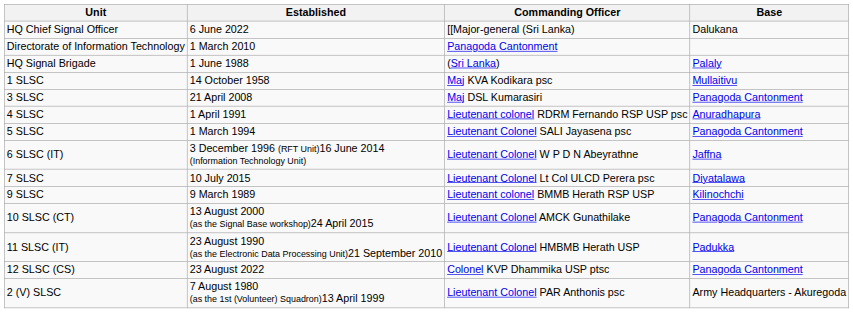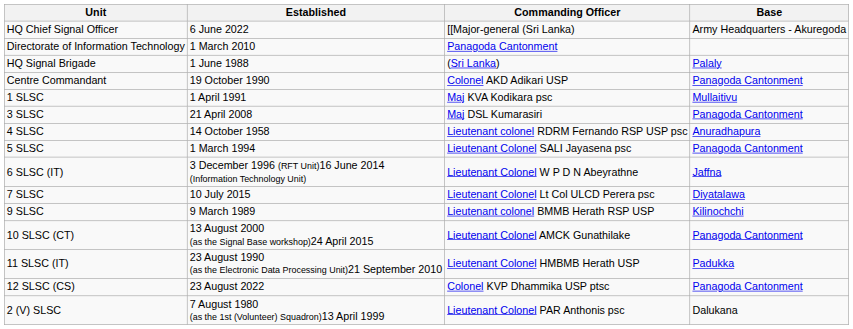(715, 30) Dalukana -> (769, 30) Army Headquarters - Akuregoda
+ row: (57, 81)
(230, 81) 14 October 1958 -> (218, 98) 1 April 1991
(218, 115) 1 April 1991 -> (230, 132) 14 October 1958
(769, 293) Army Headquarters - Akuregoda -> (715, 310) Dalukana
